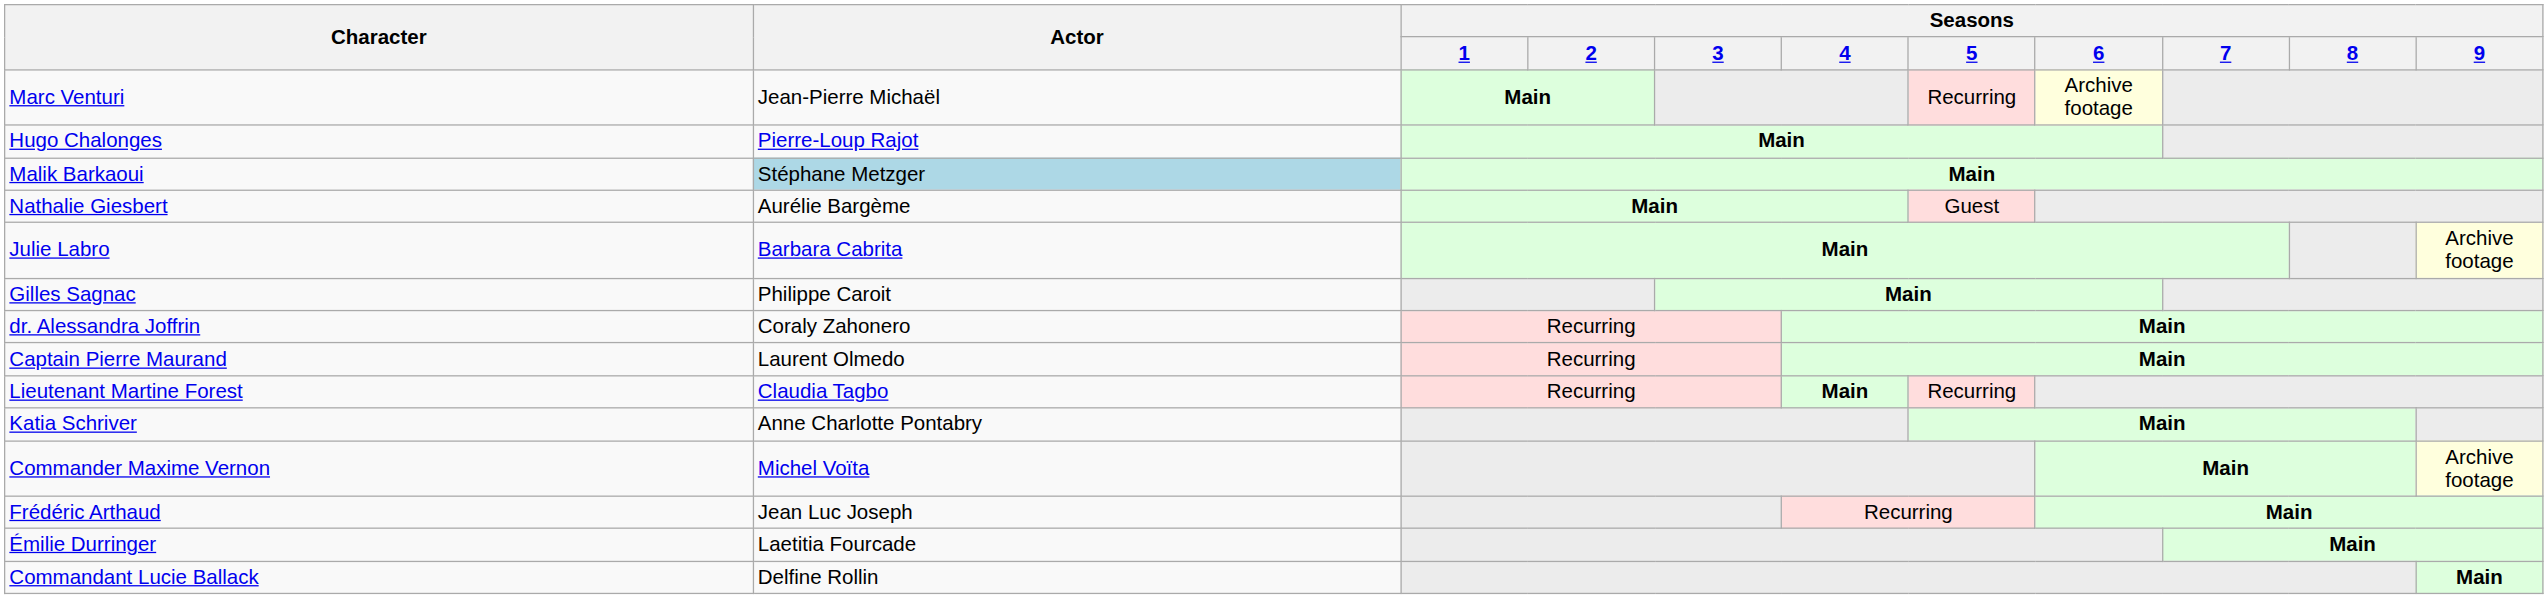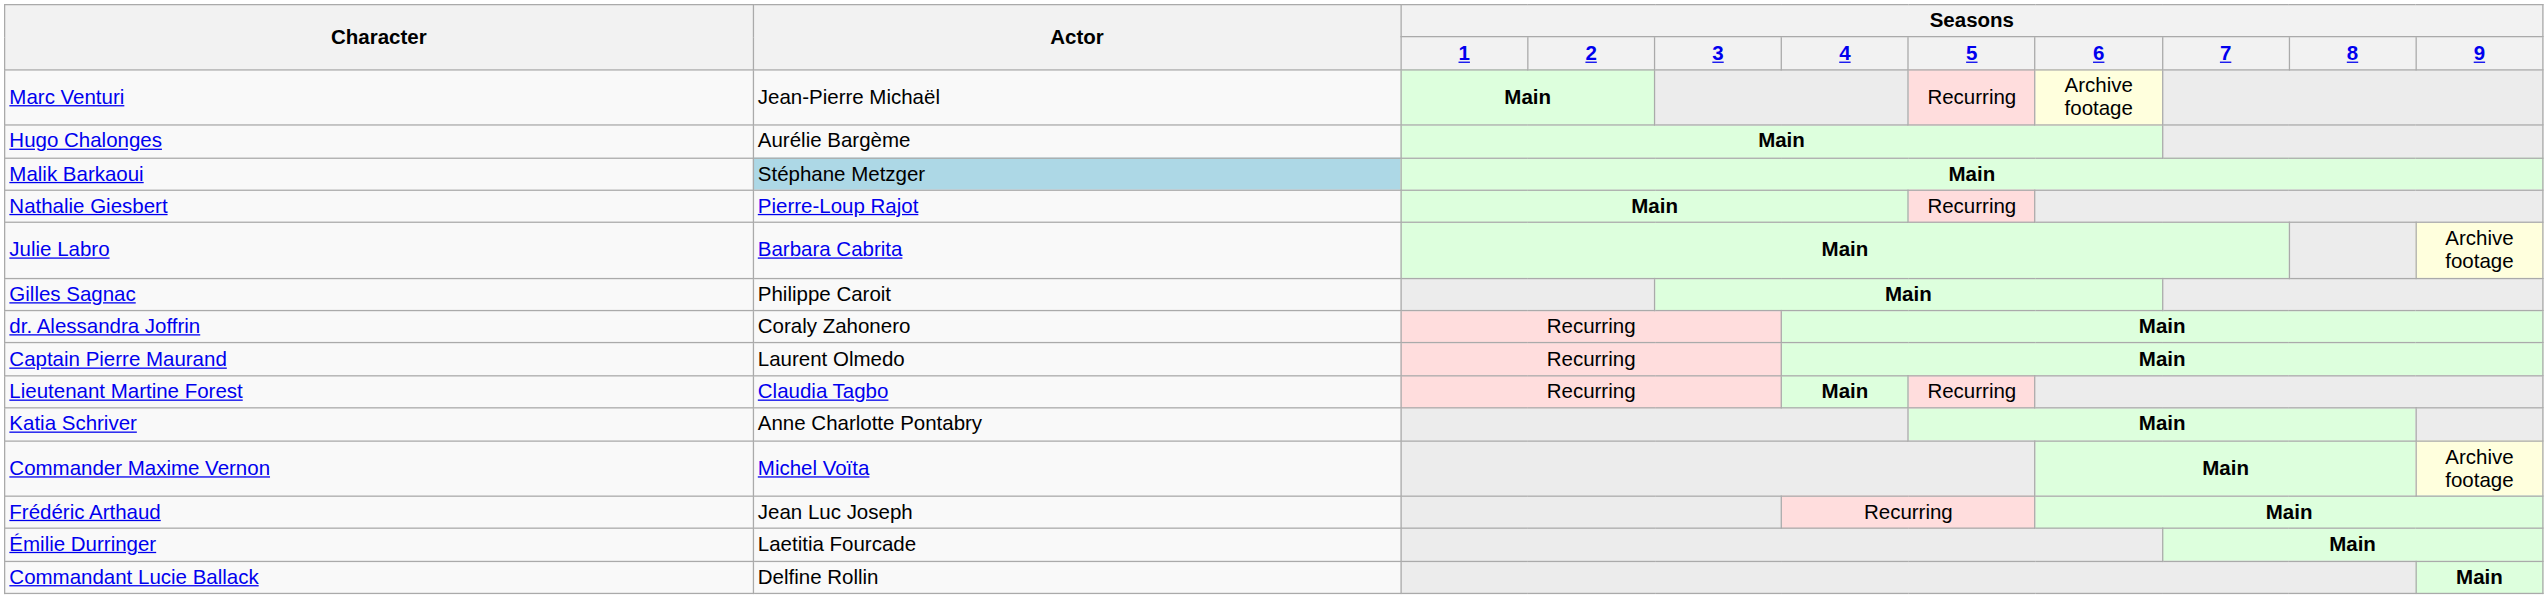(838, 141) Pierre-Loup Rajot -> (834, 141) Aurélie Bargème
(834, 206) Aurélie Bargème -> (838, 206) Pierre-Loup Rajot
(1972, 206) Guest -> (1972, 206) Recurring
